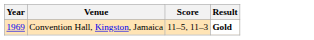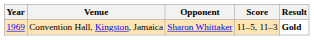+ column: (200, 12)
